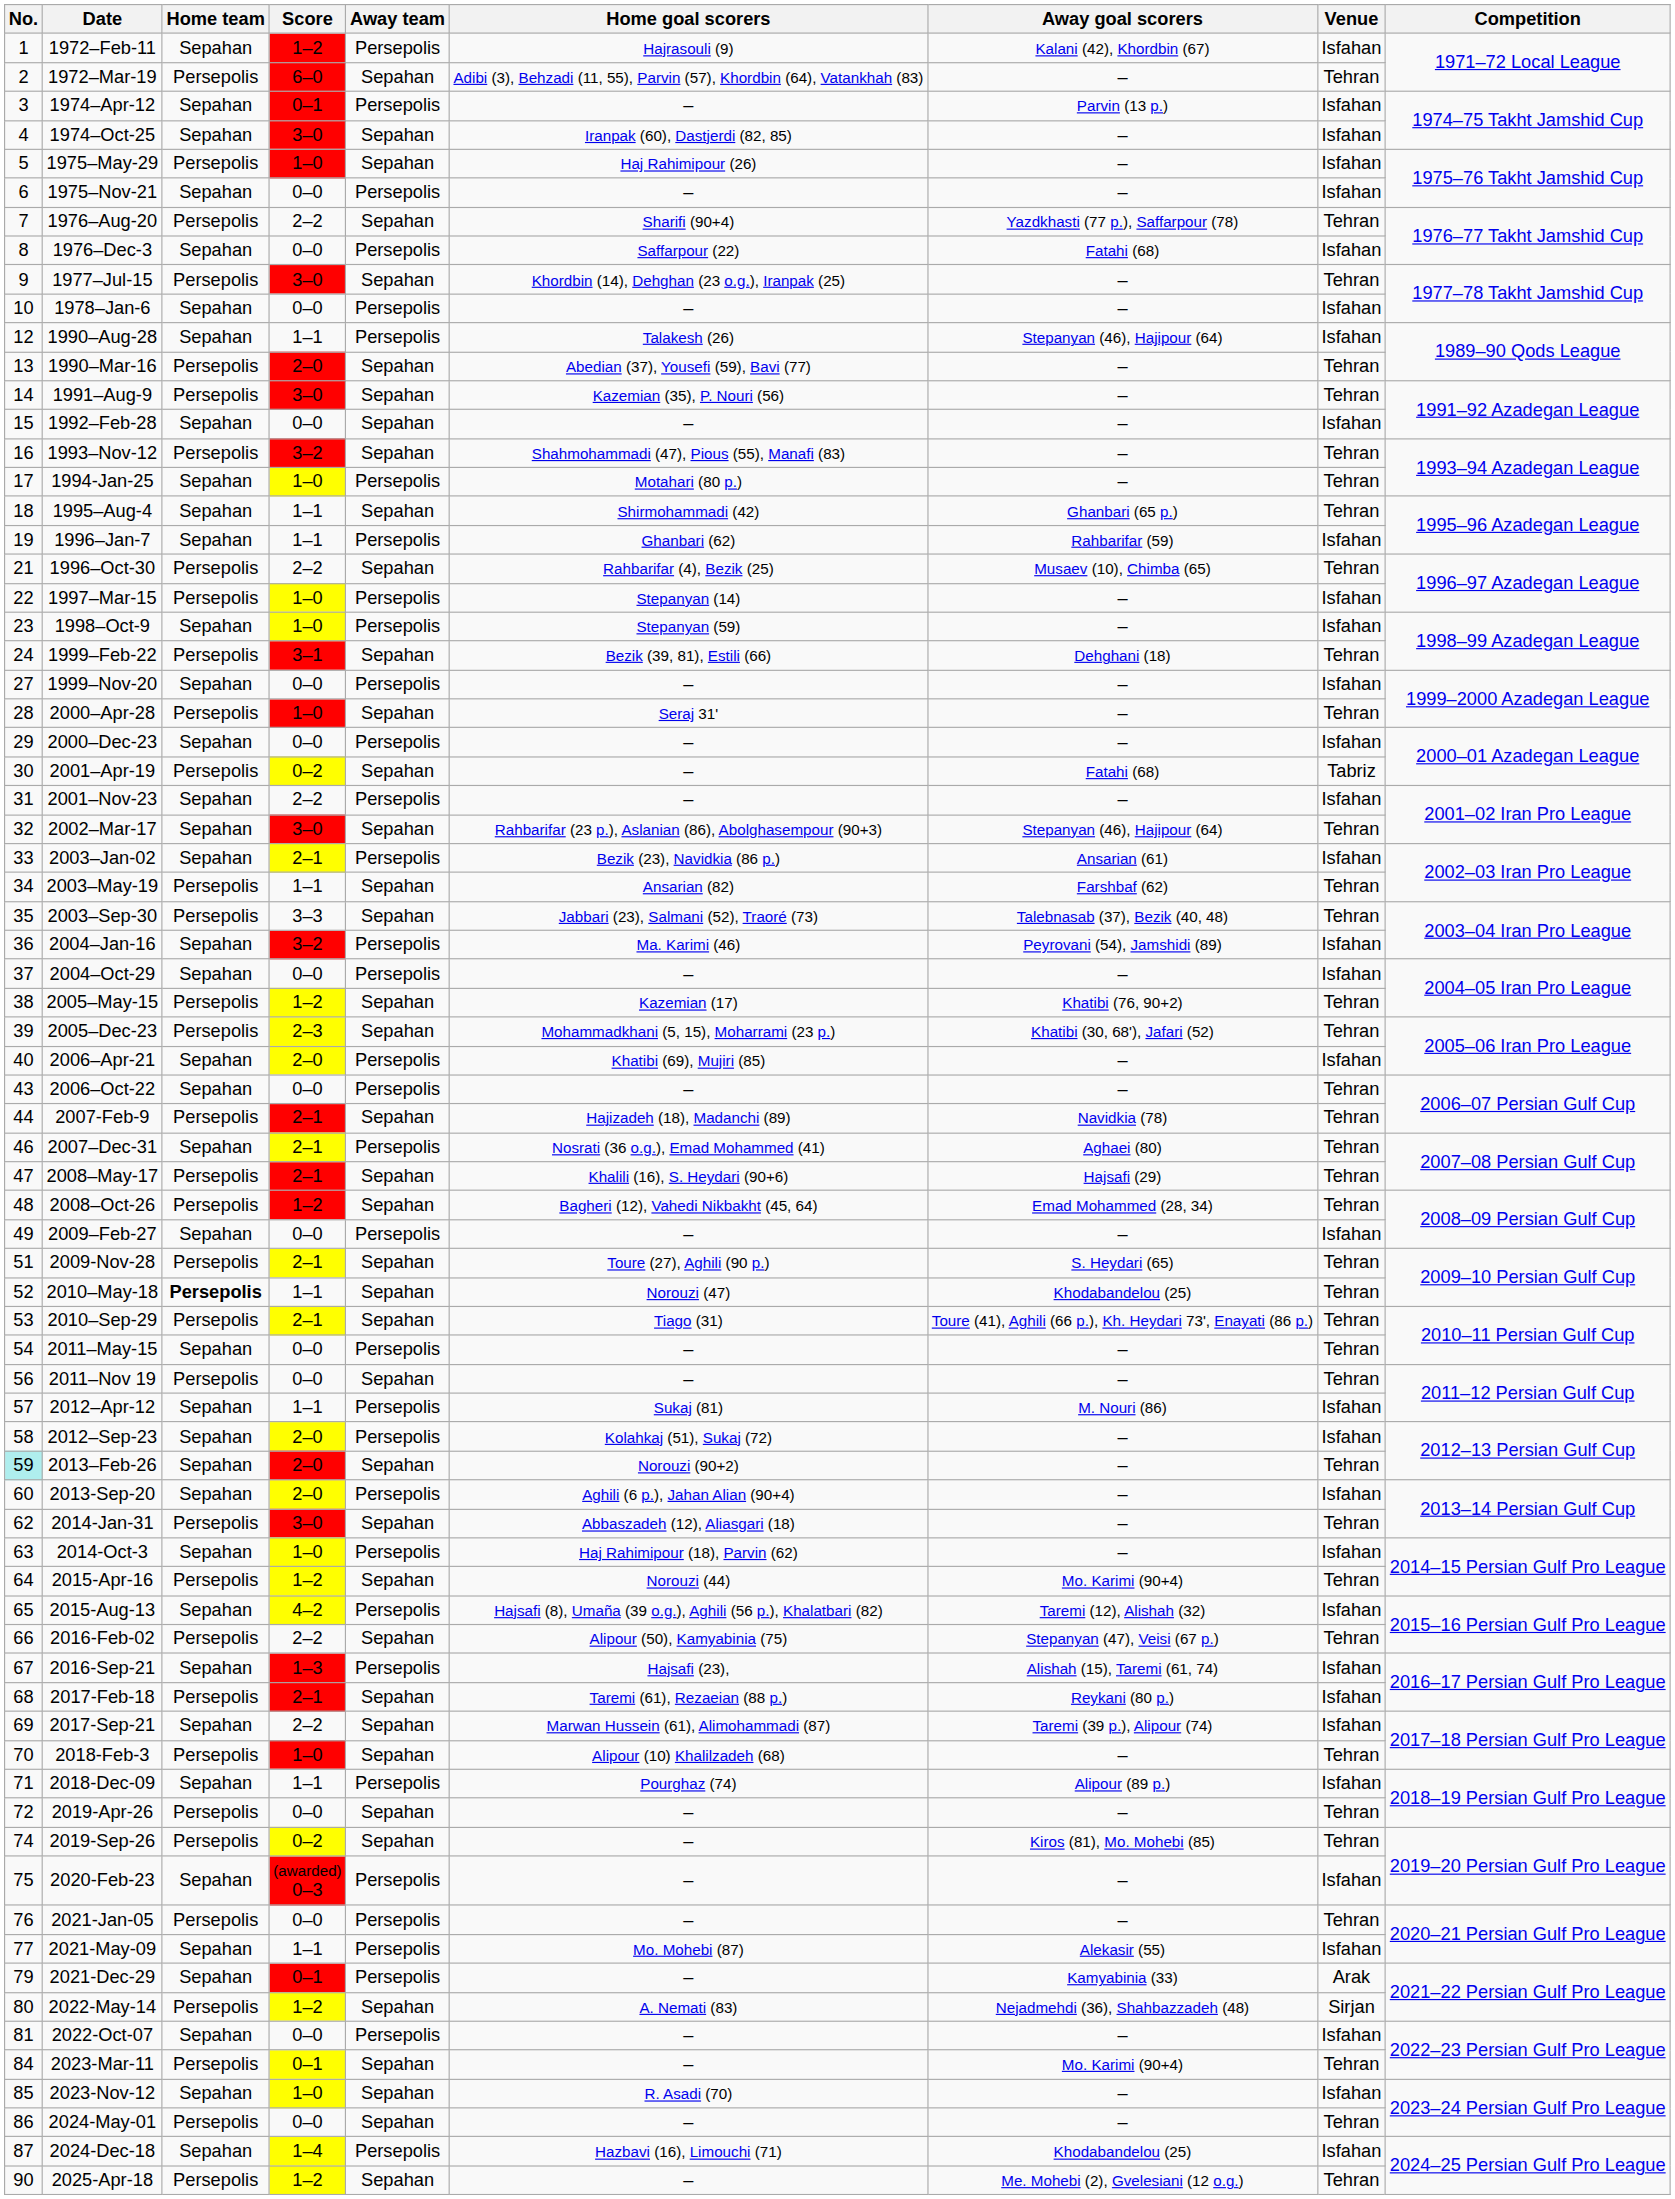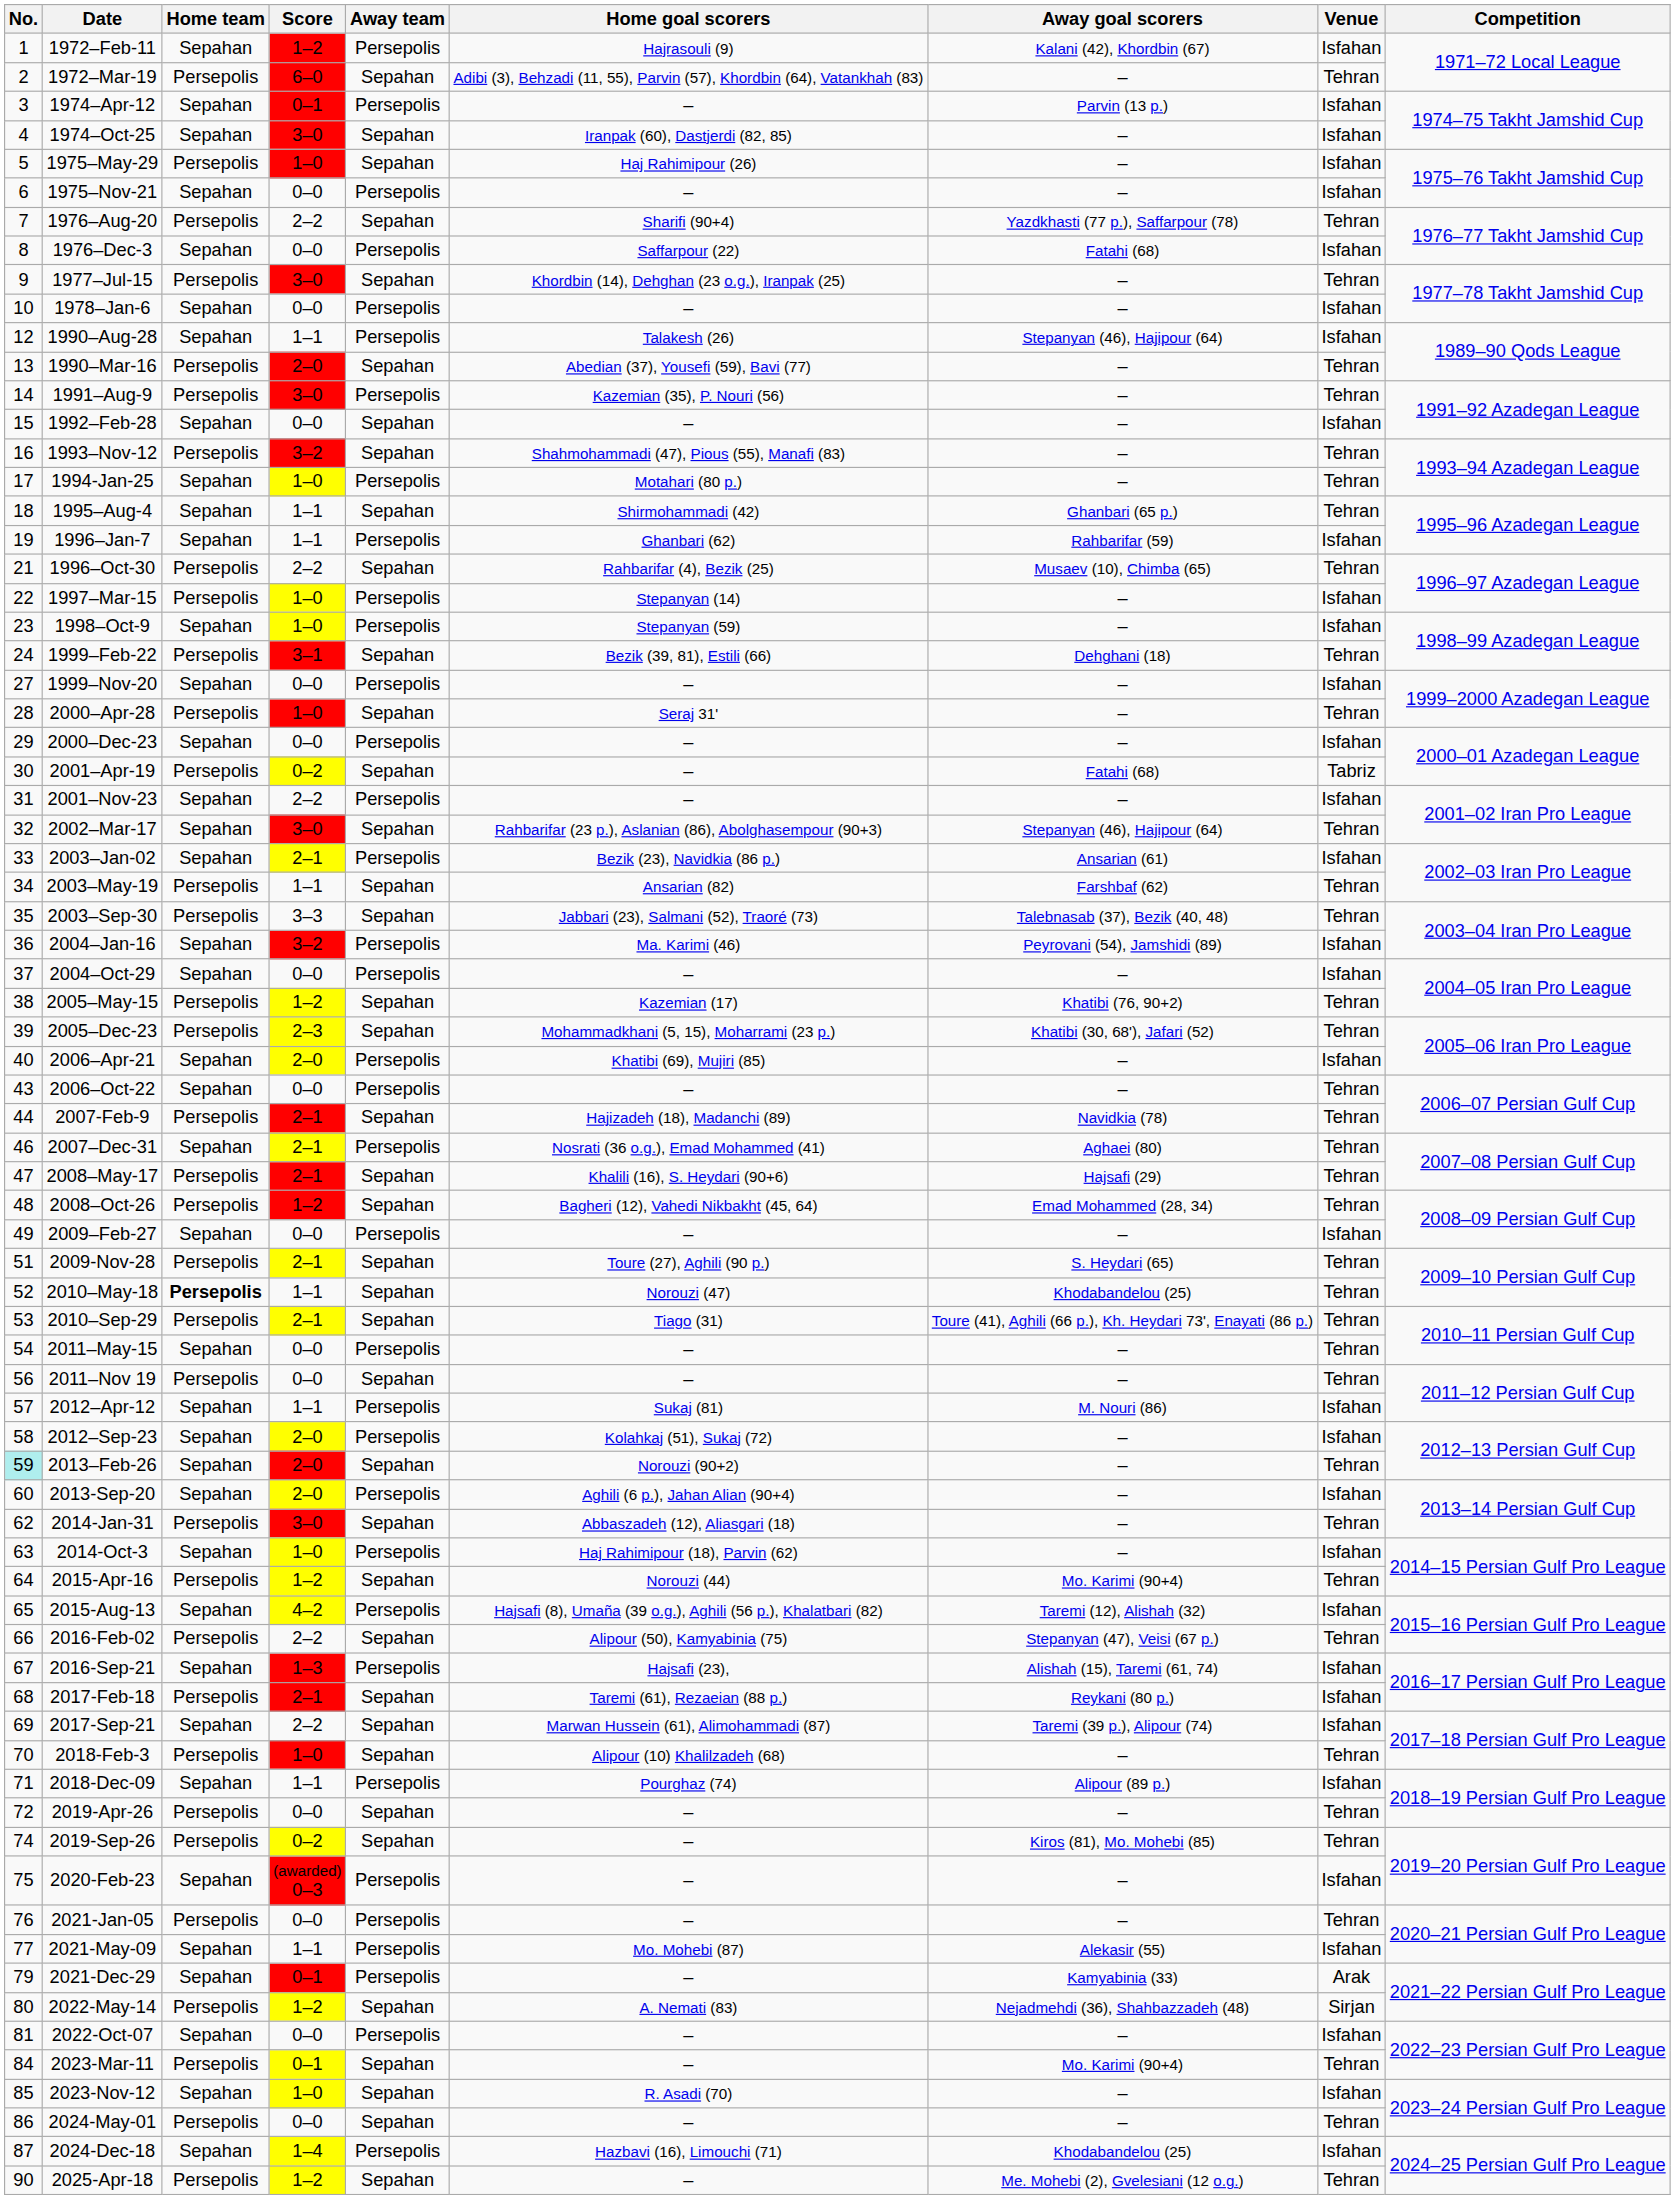(398, 395) Sepahan -> (398, 395) Persepolis
